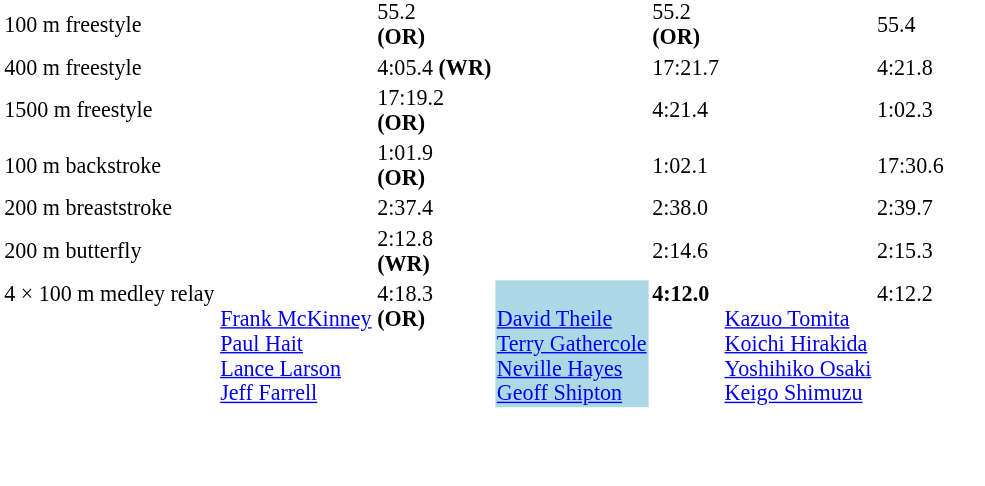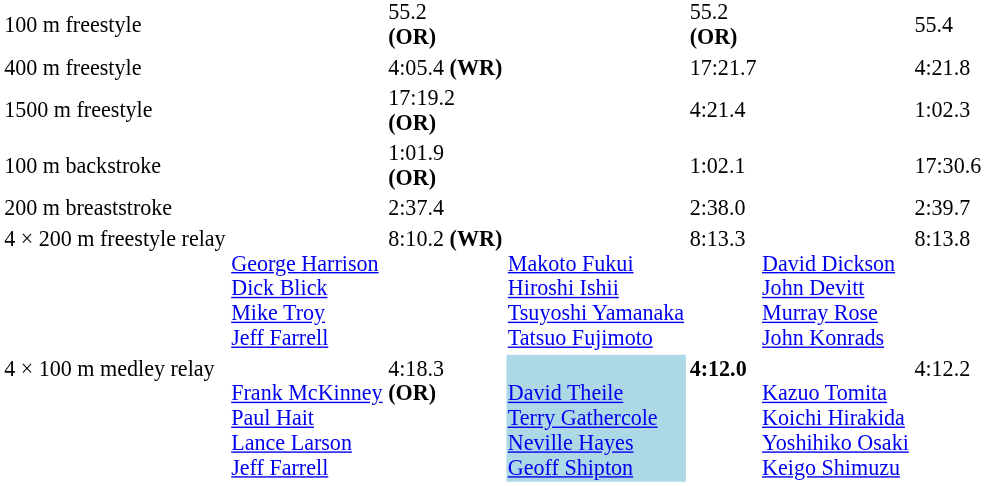- row: (73, 251)
+ row: (115, 238)
